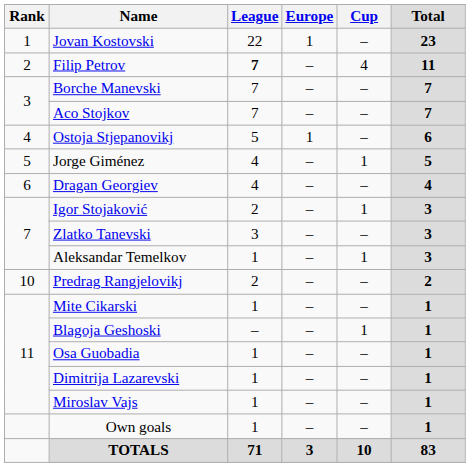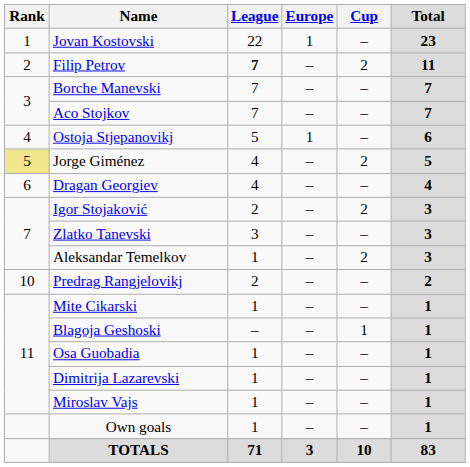(364, 64) 4 -> (364, 64) 2
(27, 161) no background -> (27, 161) khaki background
(364, 161) 1 -> (364, 161) 2
(364, 209) 1 -> (364, 209) 2
(364, 257) 1 -> (364, 257) 2
